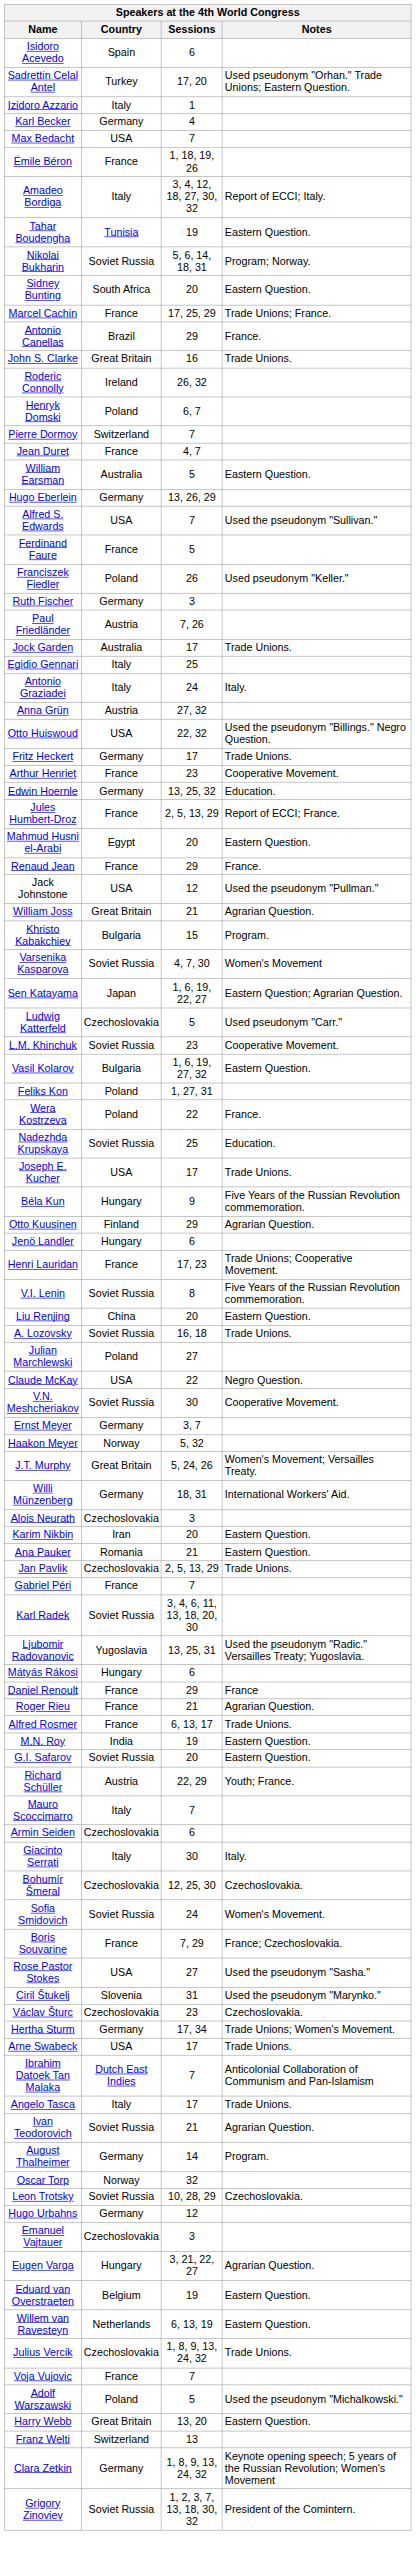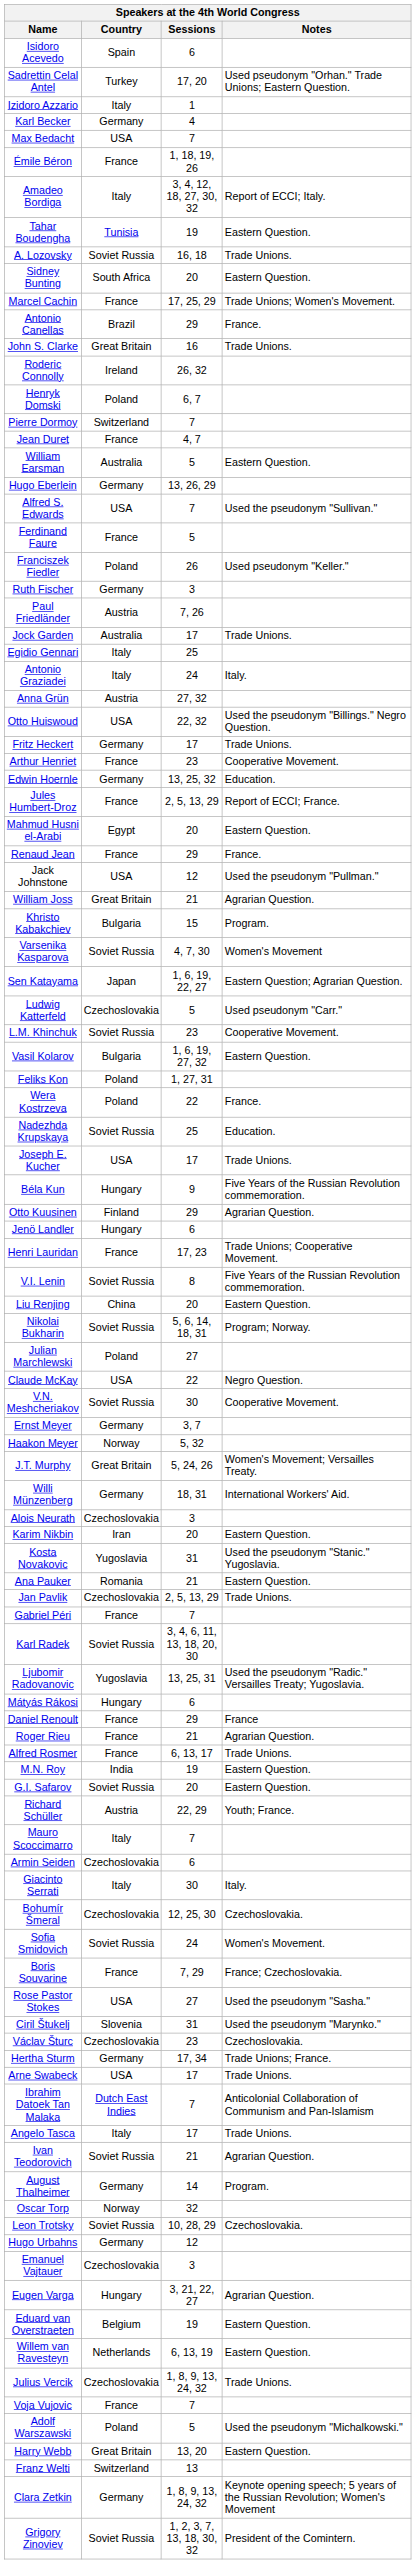rows swapped: (43, 261) <-> (43, 1333)
(278, 313) Trade Unions; France. -> (310, 301) Trade Unions; Women's Movement.
+ row: (43, 1558)
(310, 2029) Trade Unions; Women's Movement. -> (278, 2058) Trade Unions; France.
